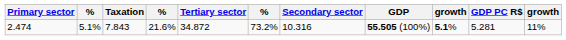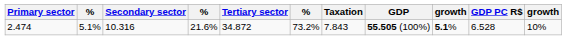columns swapped: (323, 12) <-> (125, 12)
(483, 27) 5.281 -> (483, 27) 6.528
(536, 27) 11% -> (537, 27) 10%
